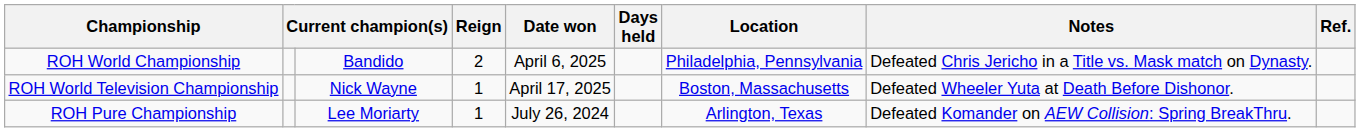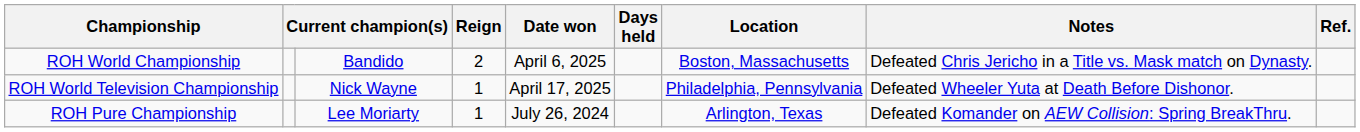(764, 61) Philadelphia, Pennsylvania -> (764, 61) Boston, Massachusetts
(764, 87) Boston, Massachusetts -> (764, 87) Philadelphia, Pennsylvania
